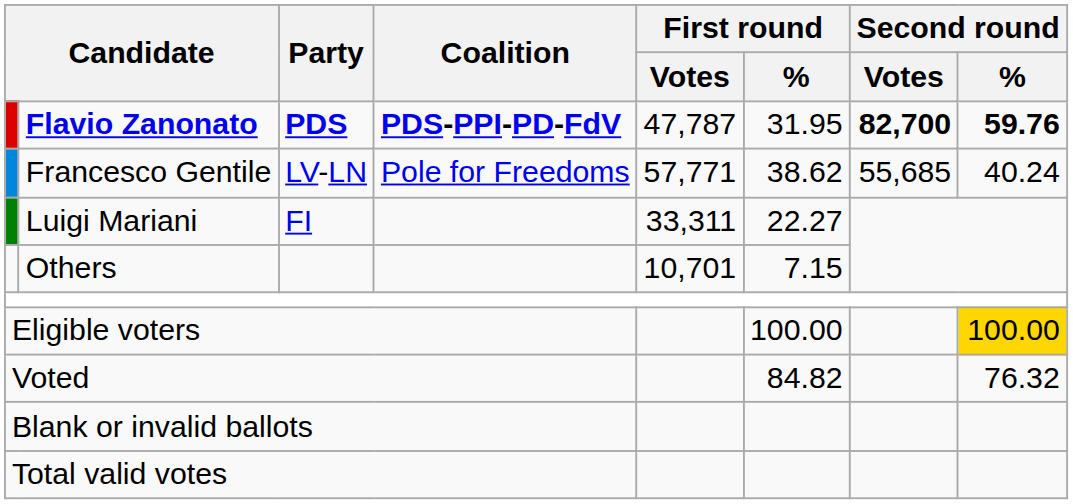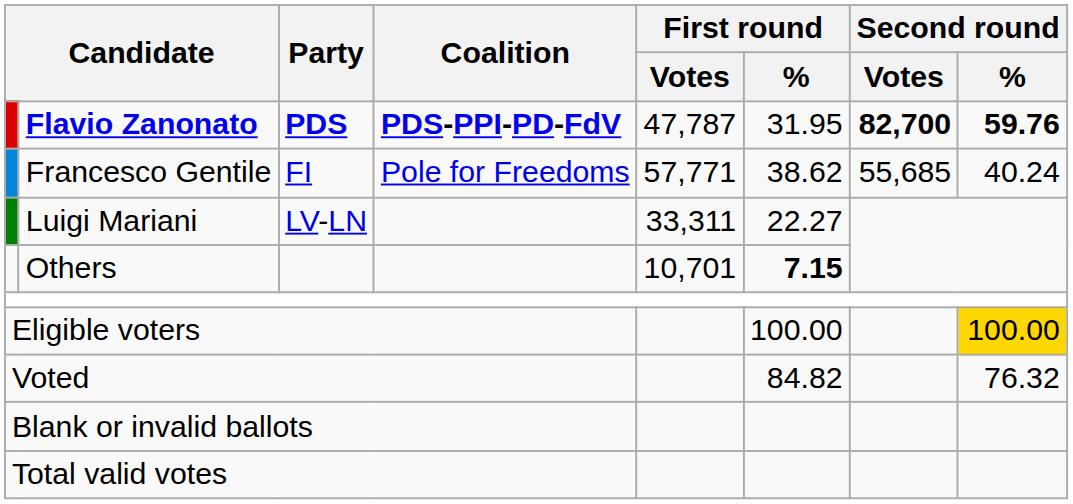(326, 172) LV-LN -> (299, 172) FI
(299, 220) FI -> (326, 220) LV-LN
(813, 268) normal -> (813, 268) bold
